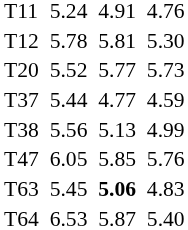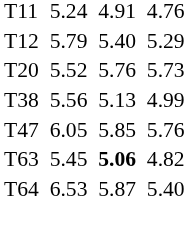(69, 40) 5.78 -> (69, 40) 5.79
(117, 40) 5.81 -> (117, 40) 5.40
(166, 40) 5.30 -> (166, 40) 5.29
(117, 70) 5.77 -> (117, 70) 5.76
- row: (21, 100)
(166, 189) 4.83 -> (166, 159) 4.82
